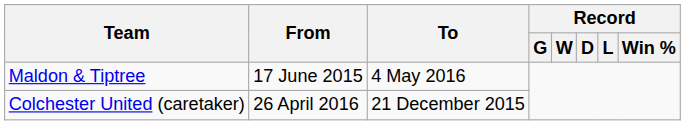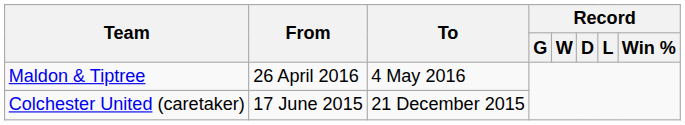(308, 76) 17 June 2015 -> (306, 76) 26 April 2016
(306, 104) 26 April 2016 -> (308, 104) 17 June 2015
